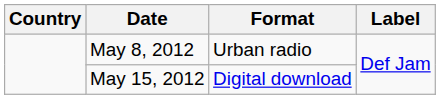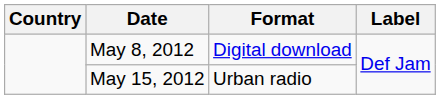(262, 49) Urban radio -> (282, 49) Digital download
(282, 79) Digital download -> (262, 79) Urban radio
